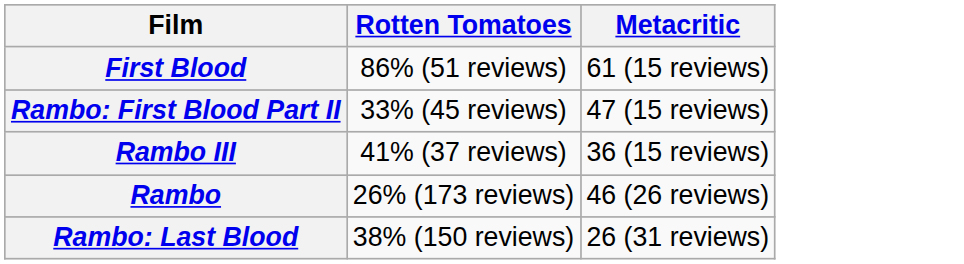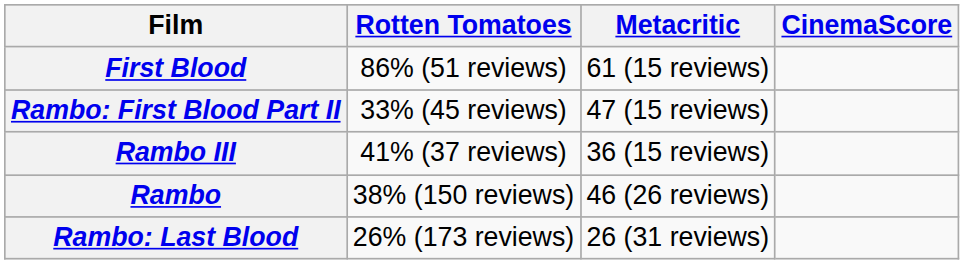+ column: (867, 25)
(464, 195) 26% (173 reviews) -> (464, 195) 38% (150 reviews)
(464, 237) 38% (150 reviews) -> (464, 237) 26% (173 reviews)
